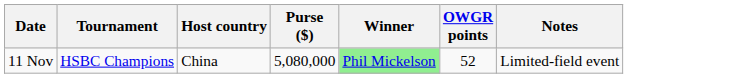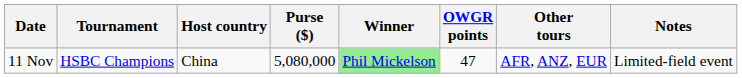+ column: (554, 26)
(468, 60) 52 -> (468, 60) 47
